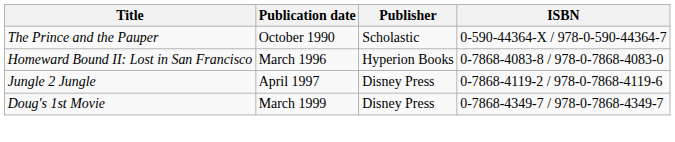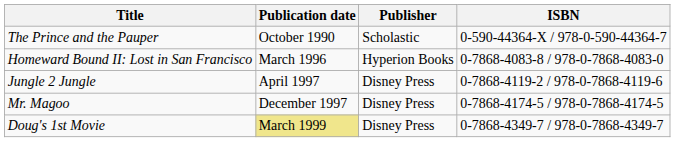+ row: (39, 103)
(293, 103) no background -> (293, 125) khaki background
